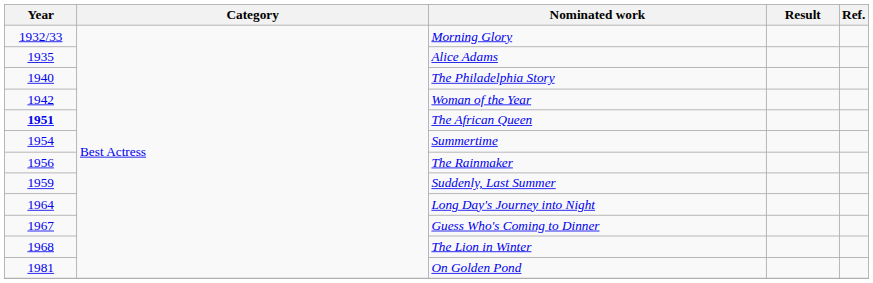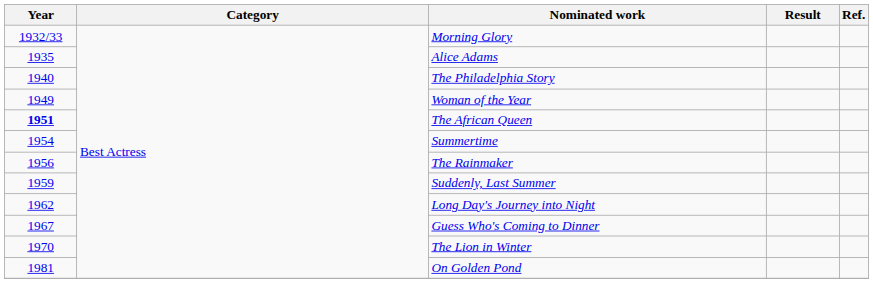(41, 99) 1942 -> (41, 99) 1949
(41, 204) 1964 -> (41, 204) 1962
(41, 246) 1968 -> (41, 246) 1970
